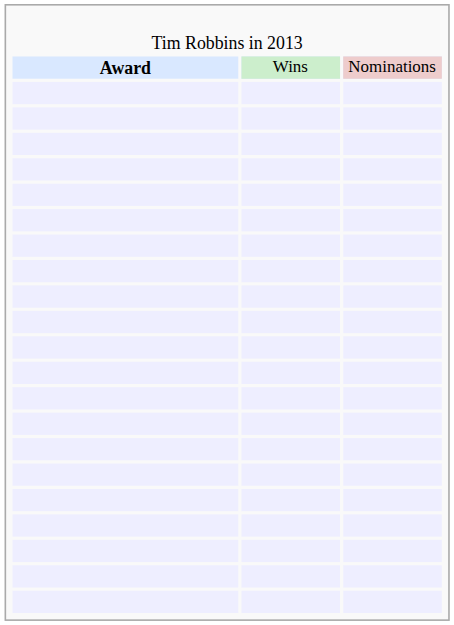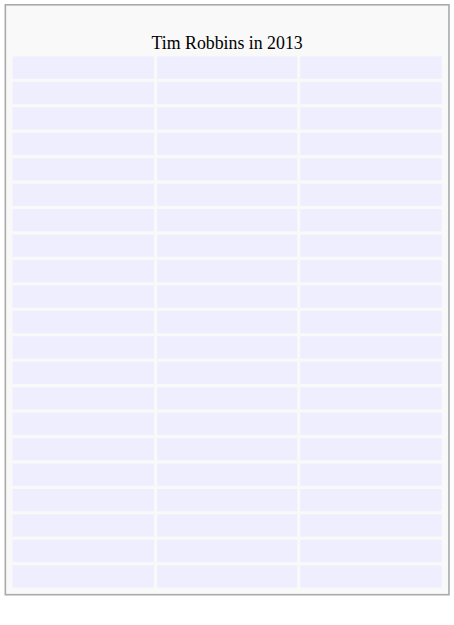- row: (125, 68)
